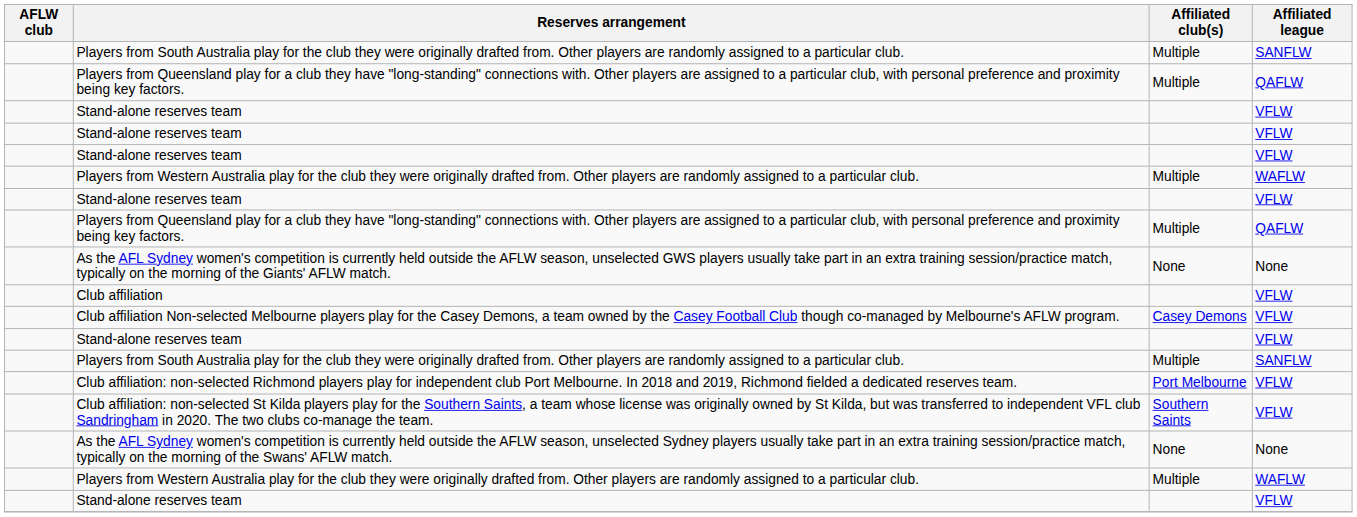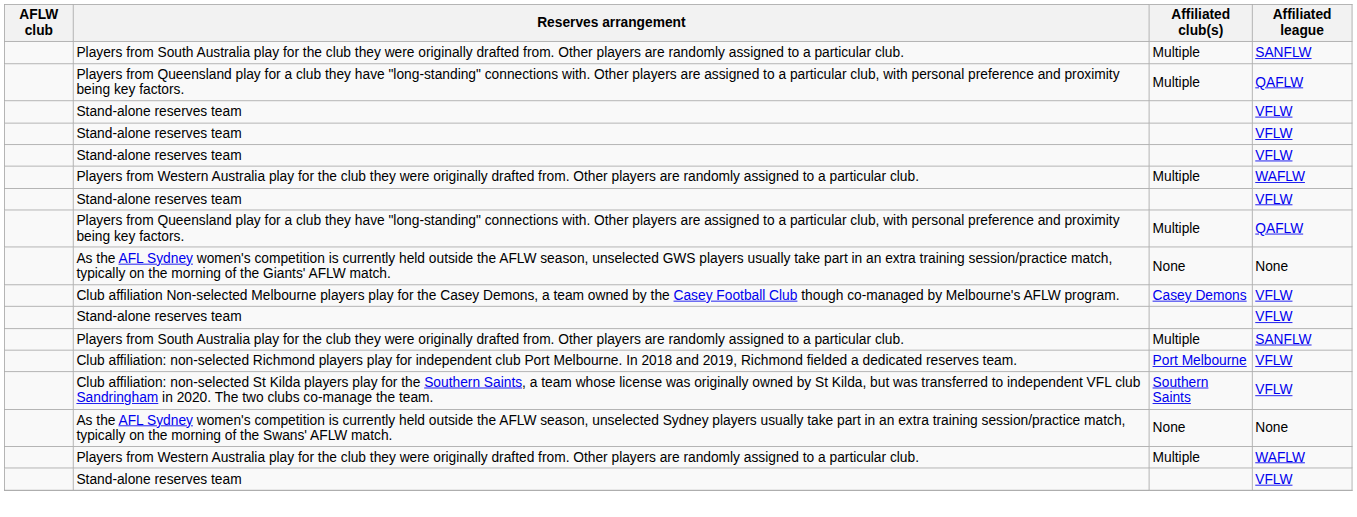- row: (120, 295)
